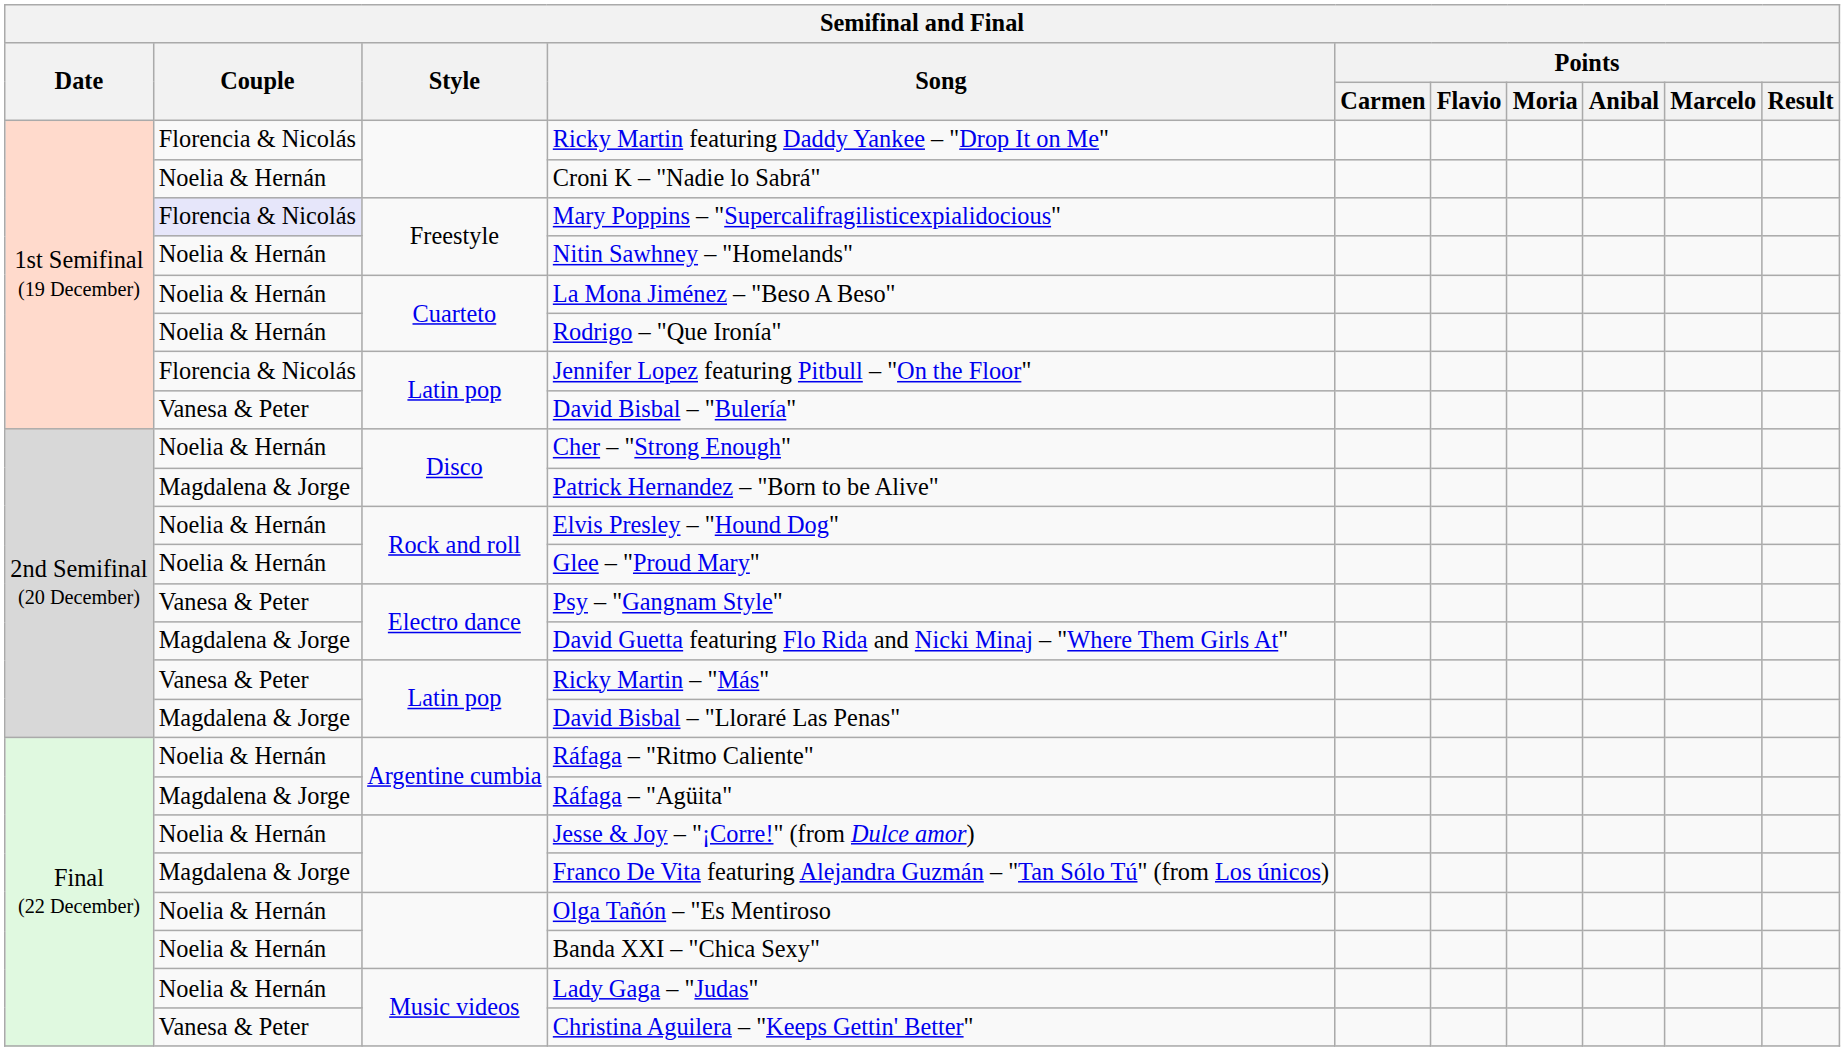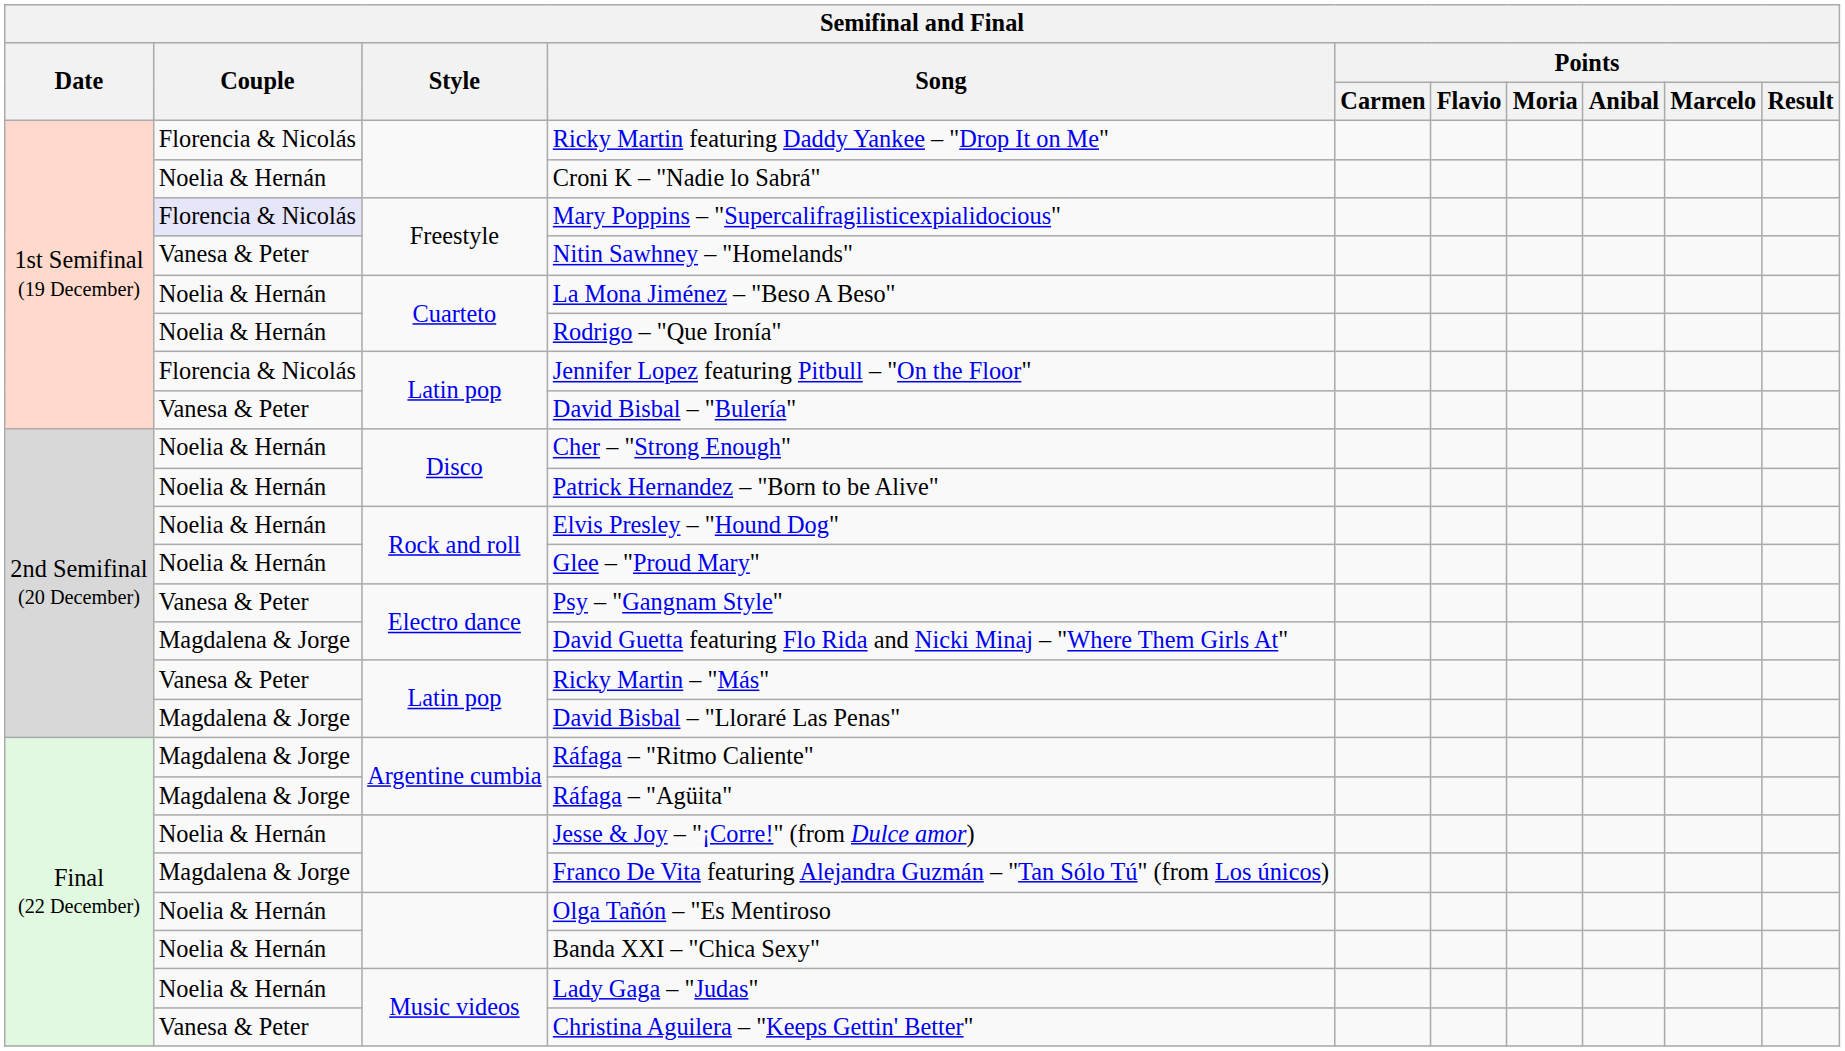(242, 255) Noelia & Hernán -> (234, 255) Vanesa & Peter
(254, 486) Magdalena & Jorge -> (242, 486) Noelia & Hernán
(242, 756) Noelia & Hernán -> (254, 756) Magdalena & Jorge
